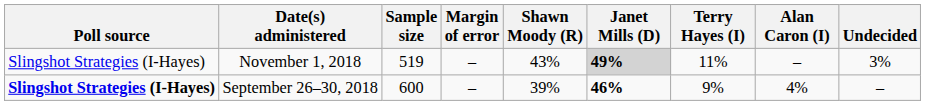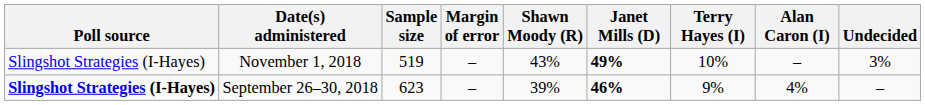(607, 61) lightgrey background -> (607, 61) no background
(713, 61) 11% -> (713, 61) 10%
(411, 87) 600 -> (411, 87) 623
